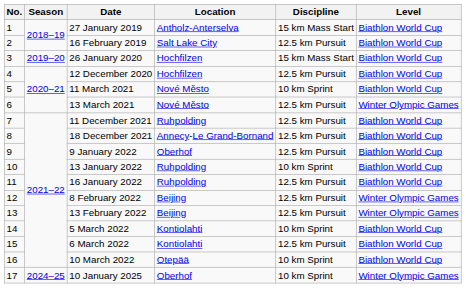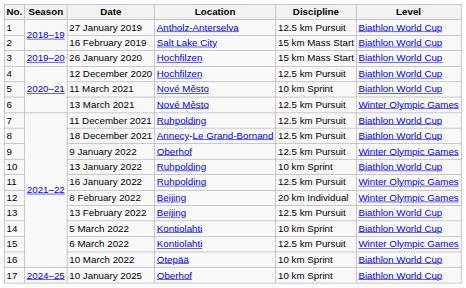(316, 27) 15 km Mass Start -> (312, 27) 12.5 km Pursuit
(312, 43) 12.5 km Pursuit -> (316, 43) 15 km Mass Start
(400, 151) Biathlon World Cup -> (409, 151) Winter Olympic Games
(400, 182) Biathlon World Cup -> (409, 182) Winter Olympic Games
(312, 197) 12.5 km Pursuit -> (313, 197) 20 km Individual
(409, 213) Winter Olympic Games -> (400, 213) Biathlon World Cup
(400, 244) Biathlon World Cup -> (409, 244) Winter Olympic Games
(409, 275) Winter Olympic Games -> (400, 275) Biathlon World Cup
